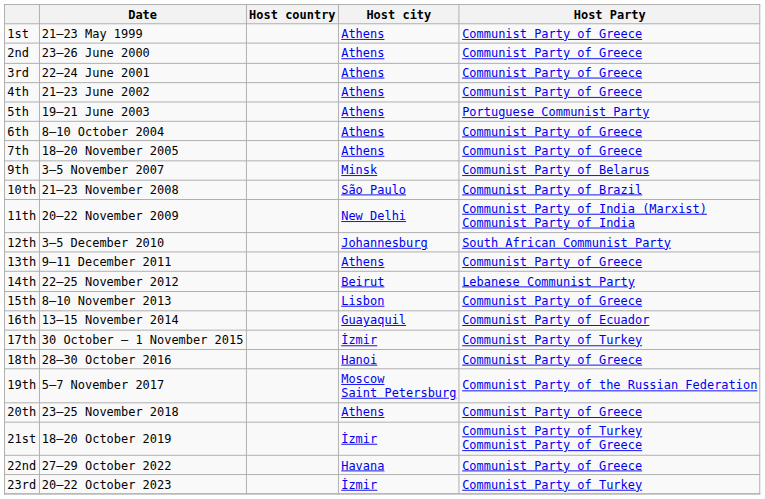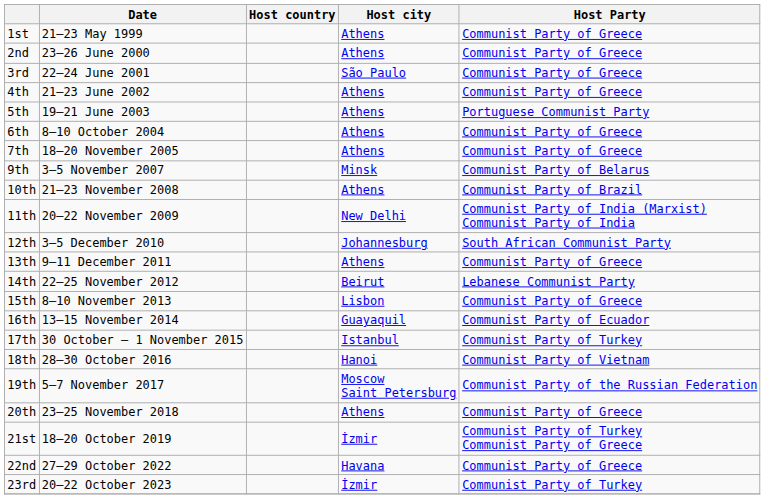(363, 73) Athens -> (374, 73) São Paulo
(374, 190) São Paulo -> (363, 190) Athens
(359, 340) İzmir -> (370, 340) Istanbul
(552, 359) Communist Party of Greece -> (556, 359) Communist Party of Vietnam
